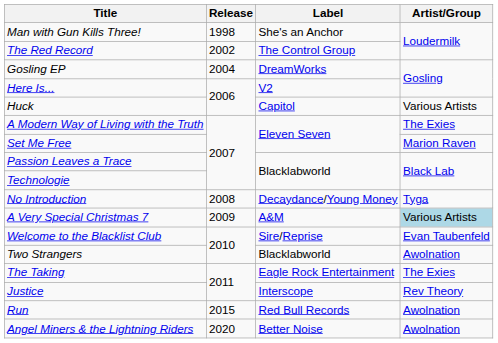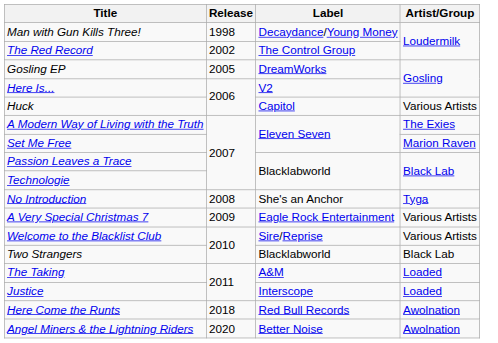(301, 32) She's an Anchor -> (328, 32) Decaydance/Young Money
(222, 69) 2004 -> (222, 69) 2005
(328, 198) Decaydance/Young Money -> (301, 198) She's an Anchor
(271, 217) A&M -> (326, 217) Eagle Rock Entertainment
(440, 217) lightblue background -> (440, 217) no background
(446, 236) Evan Taubenfeld -> (440, 236) Various Artists
(432, 254) Awolnation -> (429, 254) Black Lab
(326, 273) Eagle Rock Entertainment -> (271, 273) A&M
(429, 273) The Exies -> (423, 273) Loaded
(433, 291) Rev Theory -> (423, 291) Loaded
- row: (18, 310)
+ row: (64, 310)
